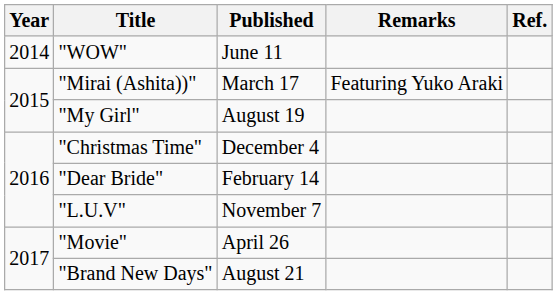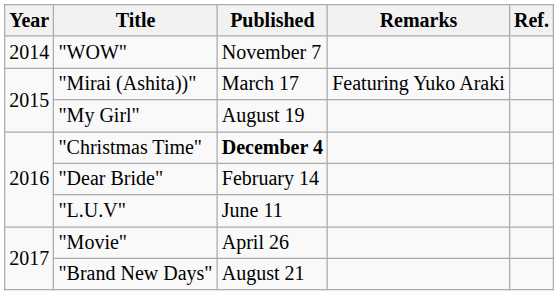(252, 52) June 11 -> (271, 52) November 7
(270, 147) normal -> (272, 147) bold
(271, 210) November 7 -> (252, 210) June 11
